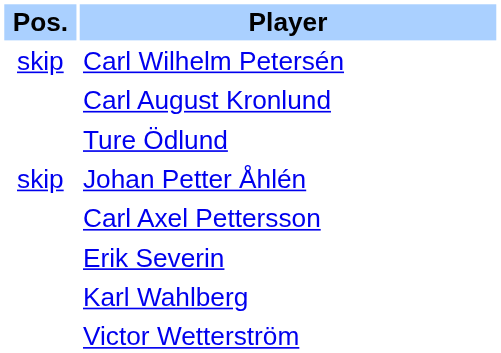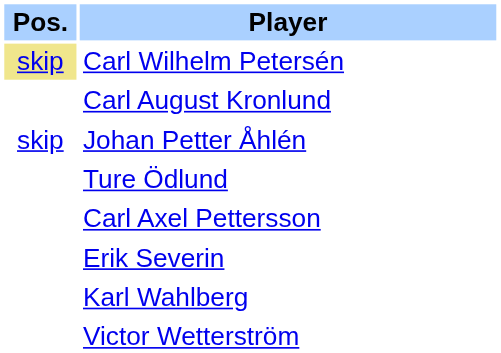(40, 61) no background -> (40, 61) khaki background
rows swapped: (195, 179) <-> (155, 140)
